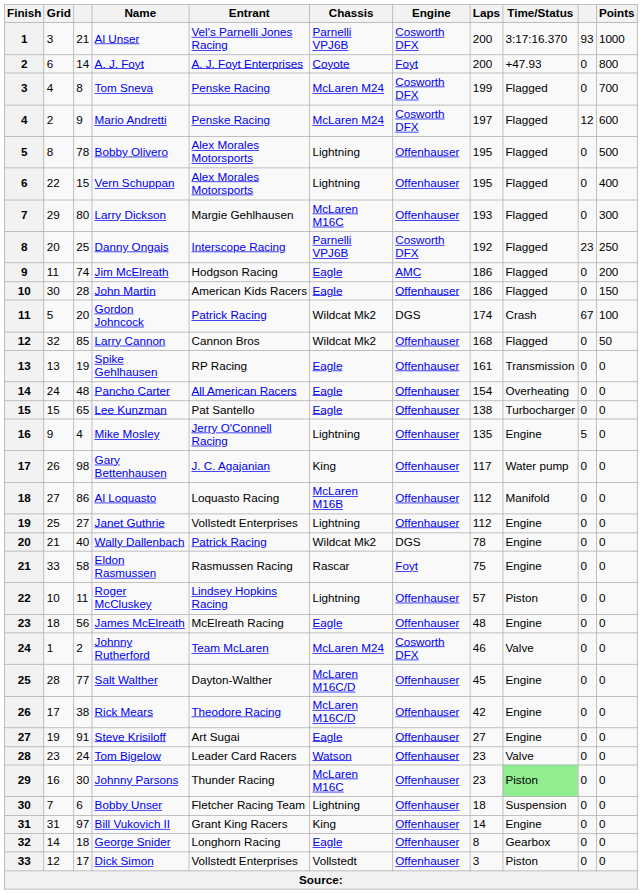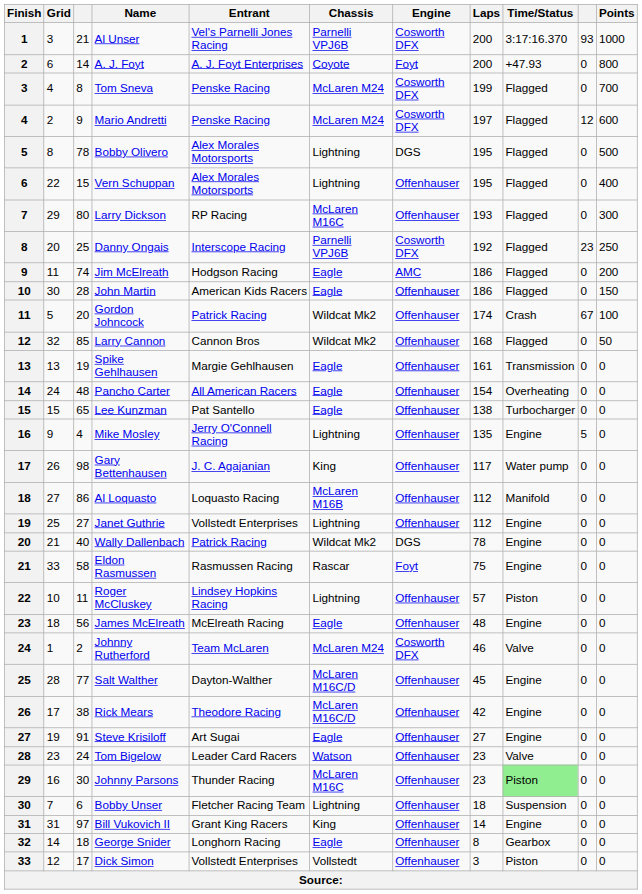(427, 152) Offenhauser -> (408, 152) DGS
(242, 215) Margie Gehlhausen -> (219, 215) RP Racing
(408, 316) DGS -> (427, 316) Offenhauser
(219, 366) RP Racing -> (242, 366) Margie Gehlhausen
